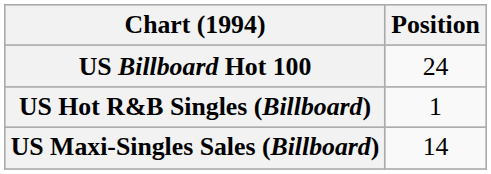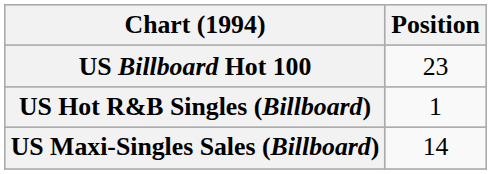(436, 65) 24 -> (436, 65) 23
